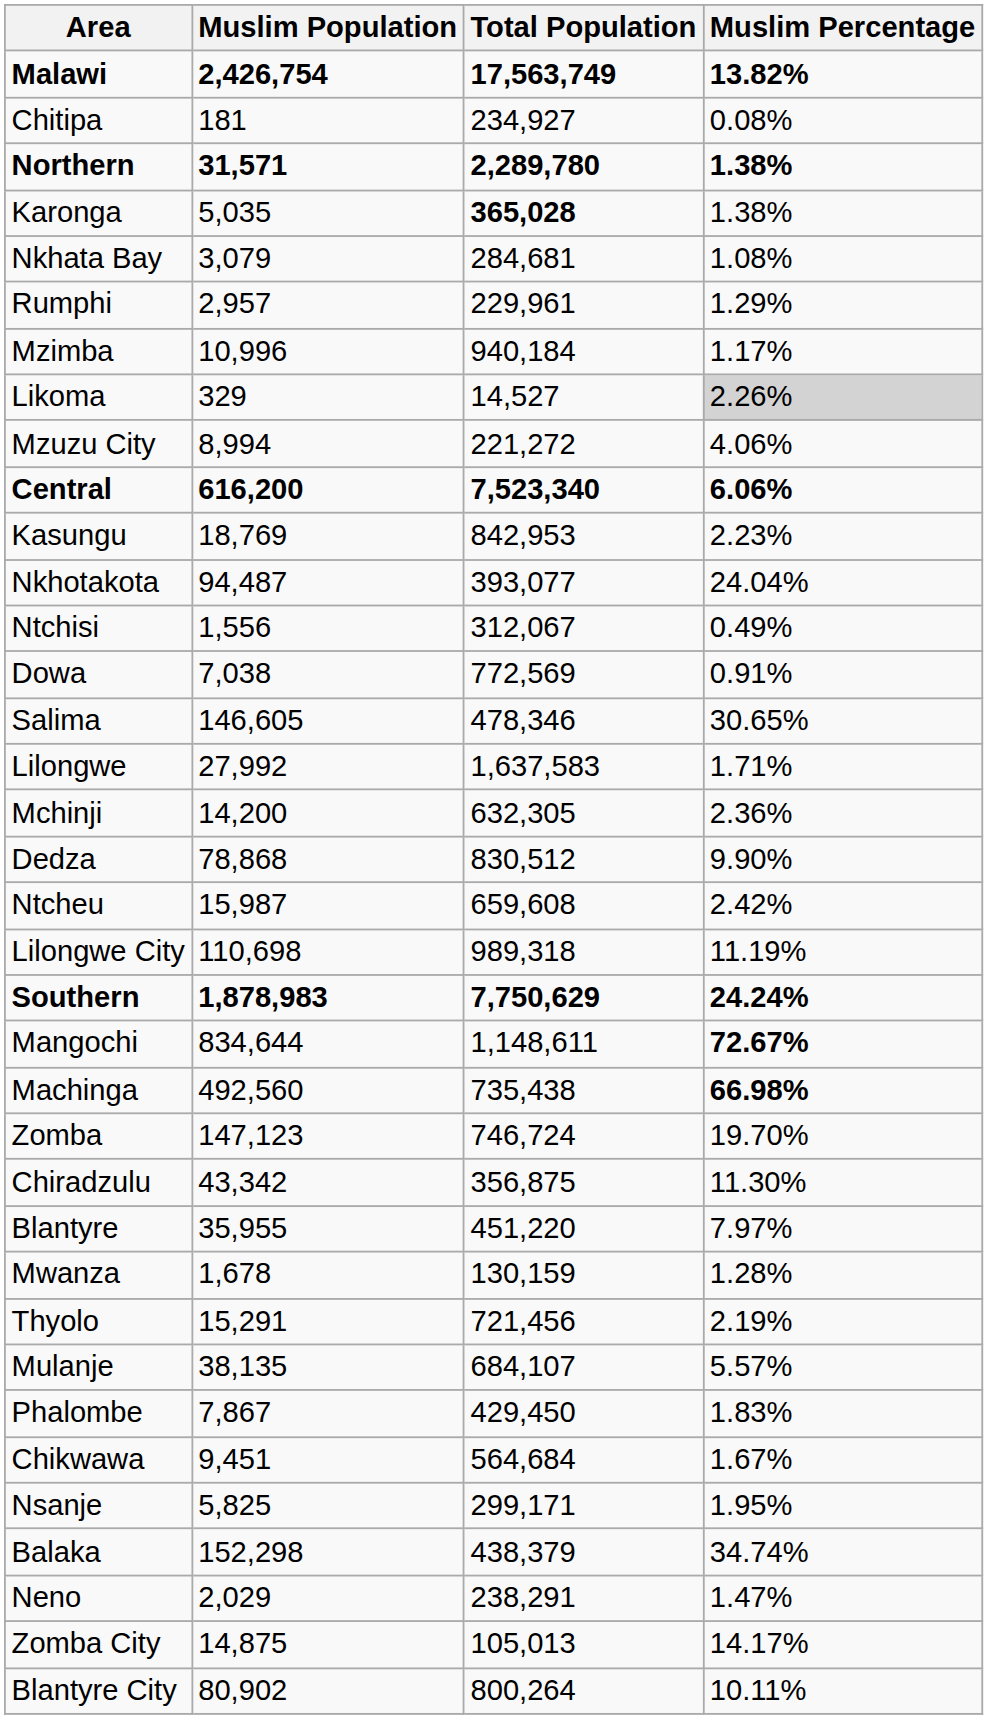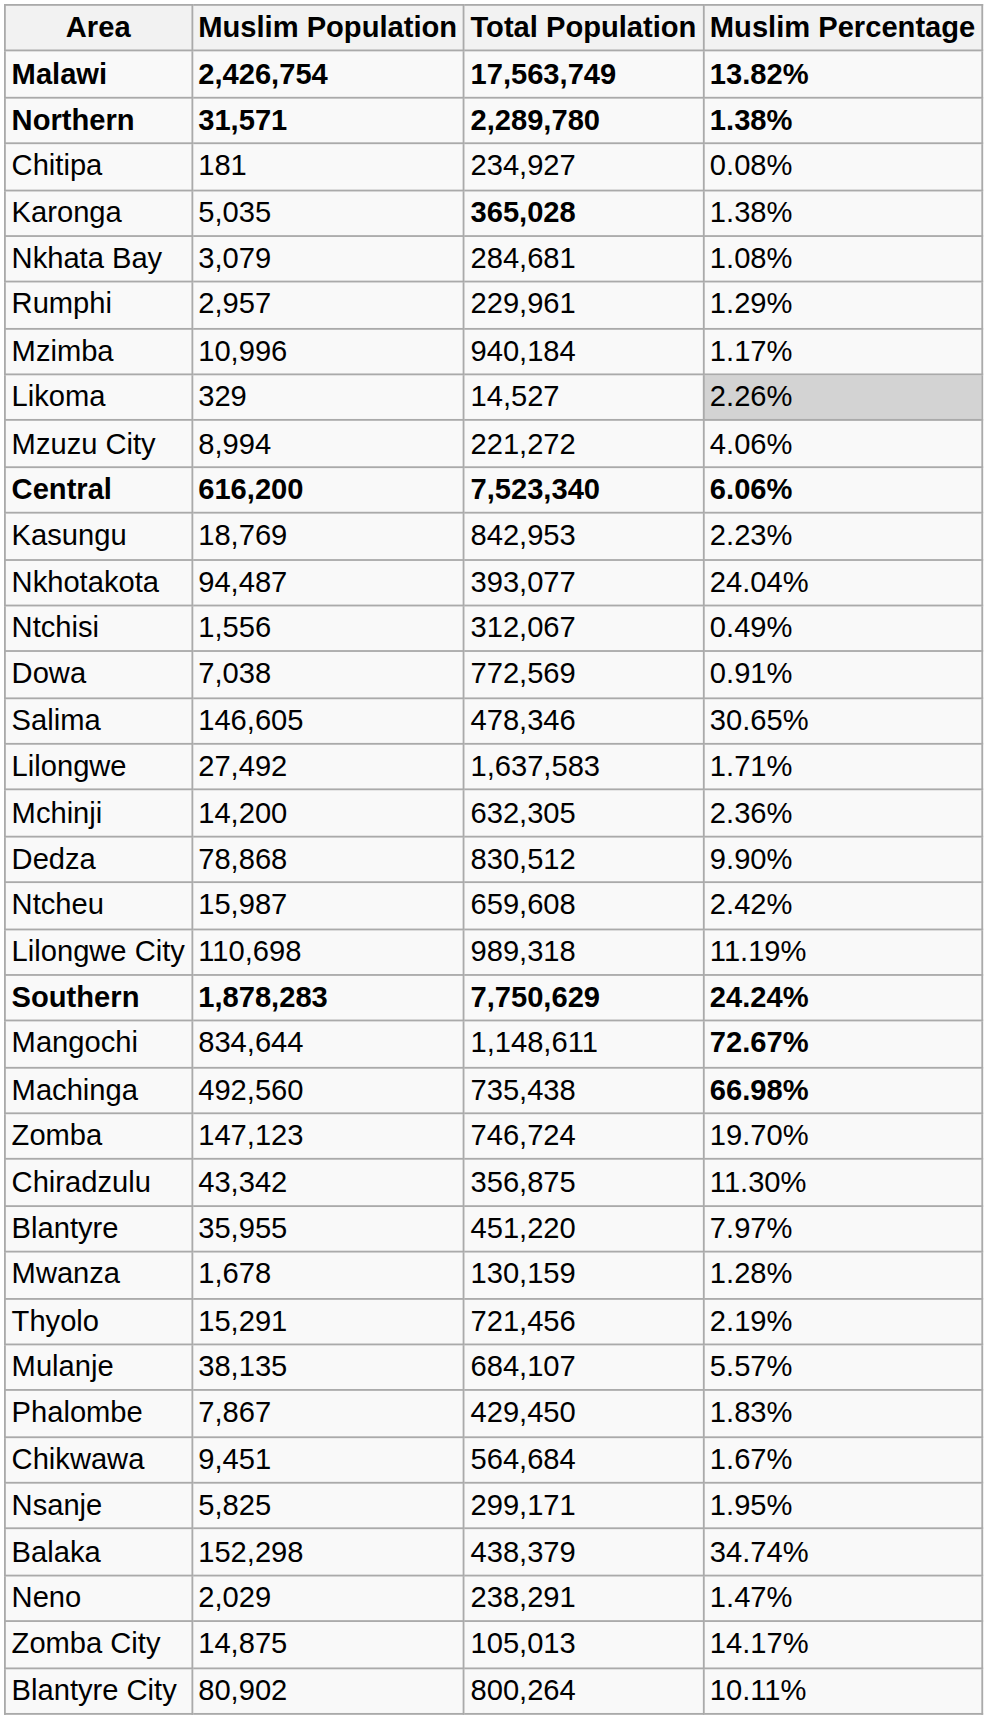rows swapped: (73, 166) <-> (57, 119)
(243, 766) 27,992 -> (243, 766) 27,492
(263, 997) 1,878,983 -> (263, 997) 1,878,283
